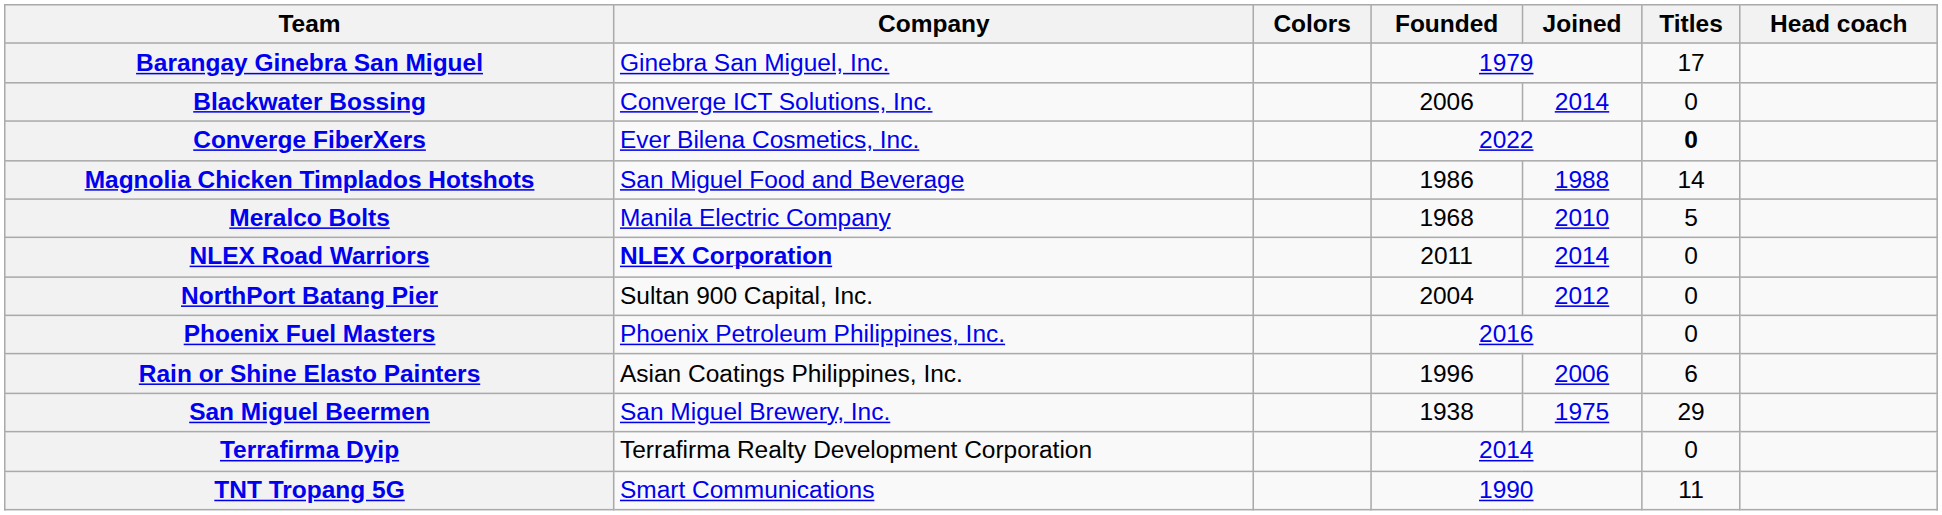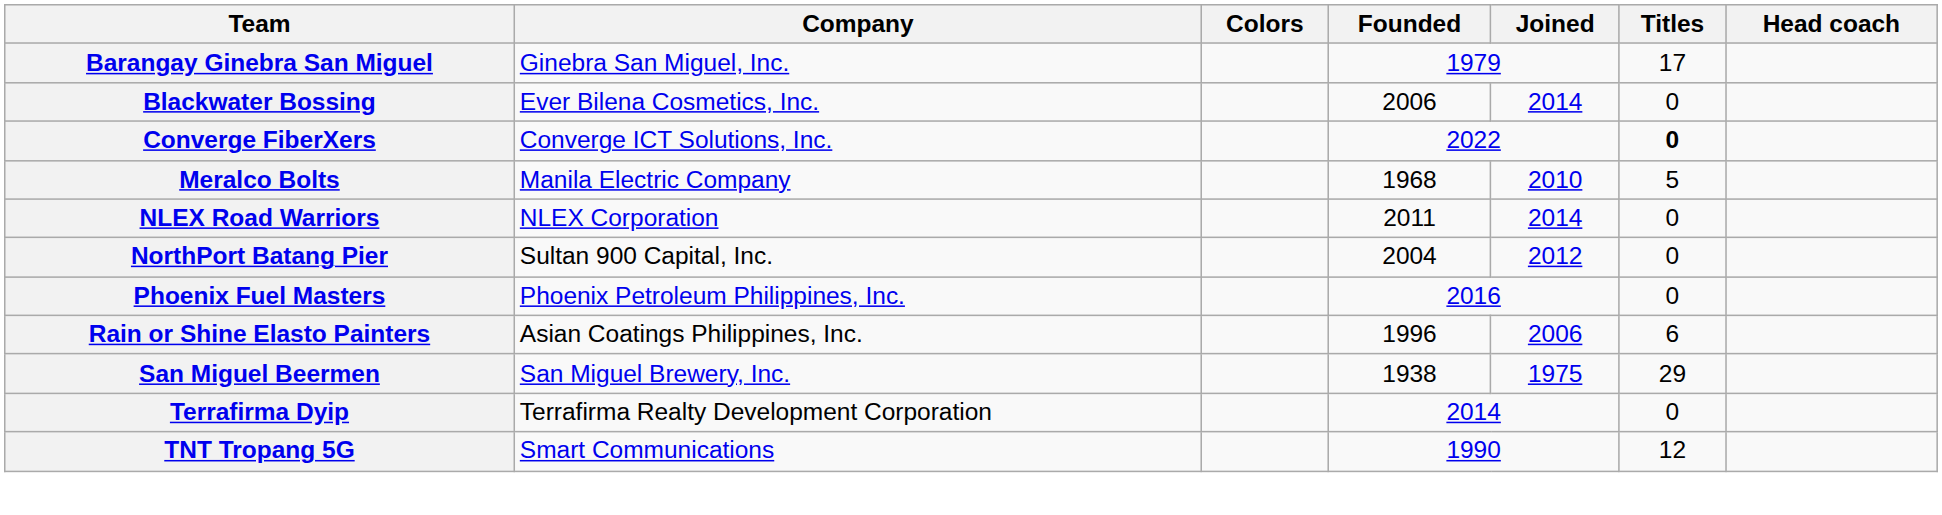(776, 101) Converge ICT Solutions, Inc. -> (669, 101) Ever Bilena Cosmetics, Inc.
(770, 140) Ever Bilena Cosmetics, Inc. -> (676, 140) Converge ICT Solutions, Inc.
- row: (310, 179)
(726, 256) bold -> (619, 218) normal
(1691, 489) 11 -> (1672, 450) 12
